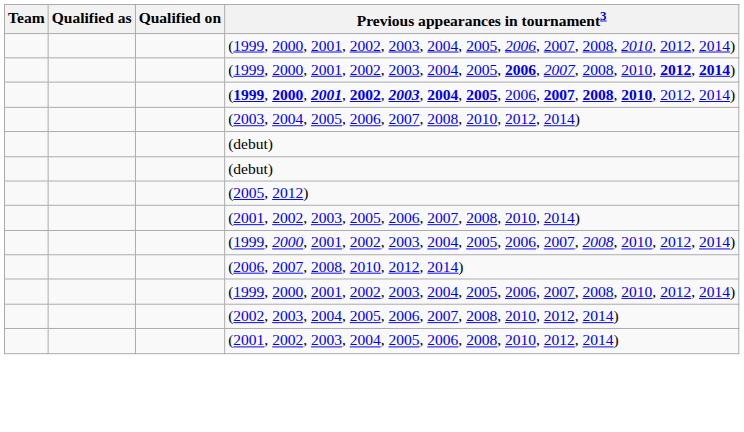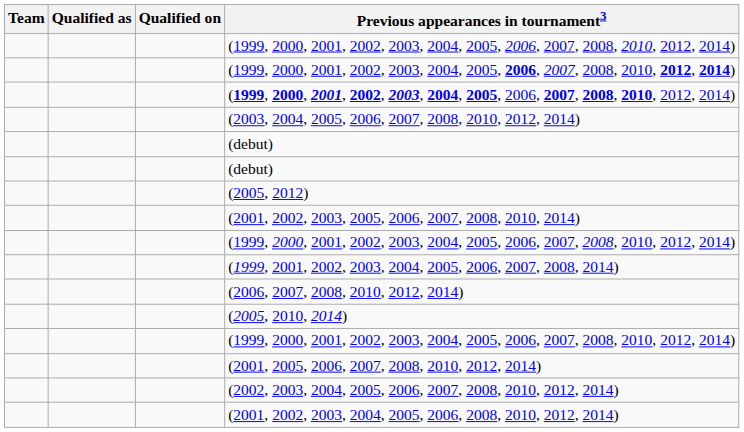+ row: (26, 267)
+ row: (26, 316)
+ row: (26, 366)
